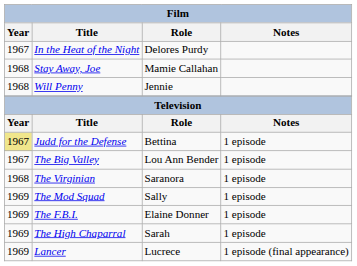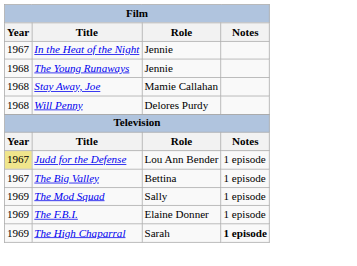(176, 50) Delores Purdy -> (159, 50) Jennie
+ row: (82, 68)
(159, 87) Jennie -> (176, 105) Delores Purdy
(160, 142) Bettina -> (181, 160) Lou Ann Bender
(181, 160) Lou Ann Bender -> (160, 178) Bettina
- row: (65, 178)
(245, 233) normal -> (245, 233) bold
- row: (50, 251)
